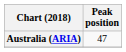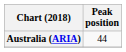(102, 39) 47 -> (102, 39) 44
